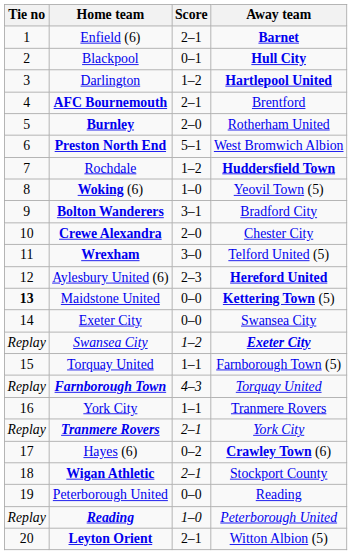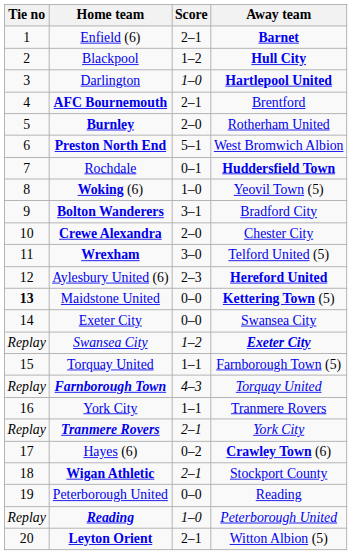(191, 59) 0–1 -> (191, 59) 1–2
(191, 80) 1–2 -> (191, 80) 1–0
(191, 168) 1–2 -> (191, 168) 0–1
